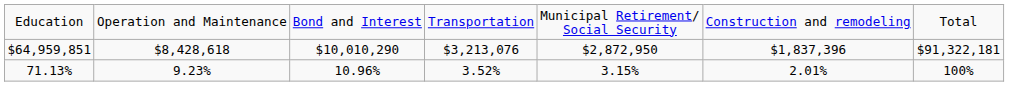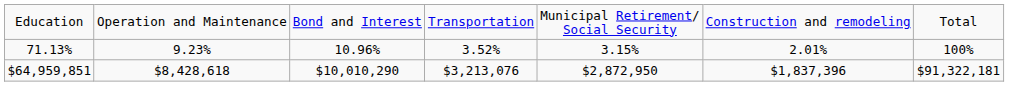rows swapped: (49, 50) <-> (49, 70)
